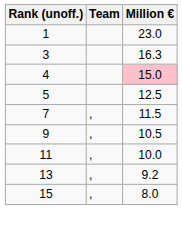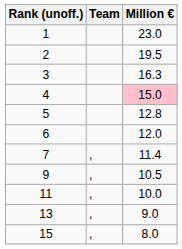+ row: (46, 55)
(150, 94) 12.5 -> (150, 114) 12.8
+ row: (46, 134)
(150, 114) 11.5 -> (150, 154) 11.4
(150, 174) 9.2 -> (150, 214) 9.0
